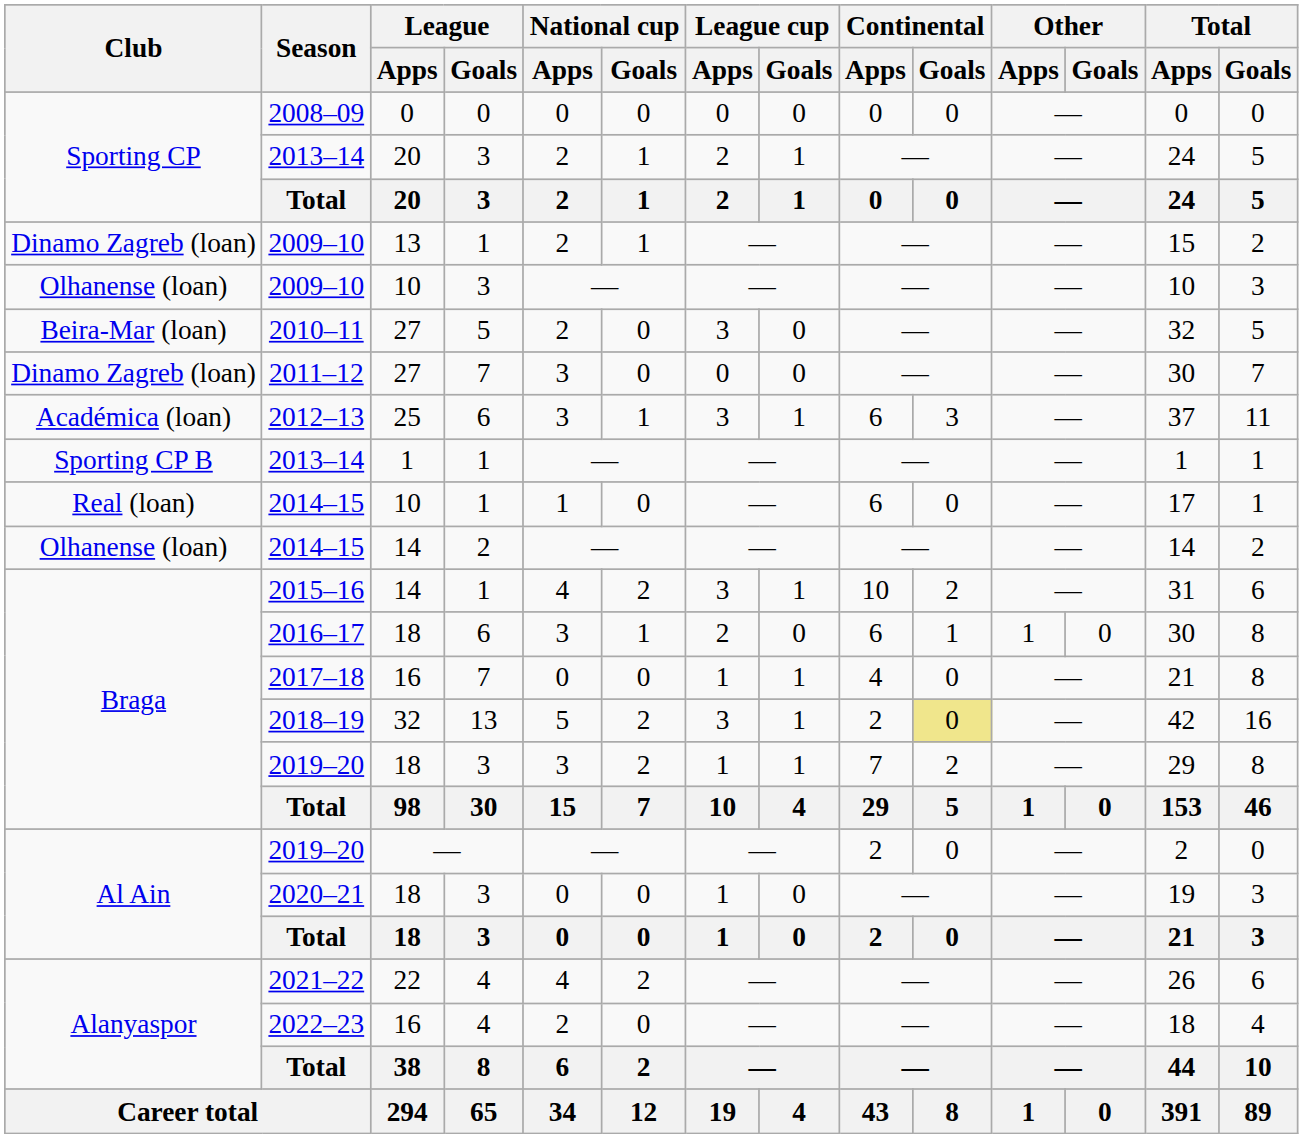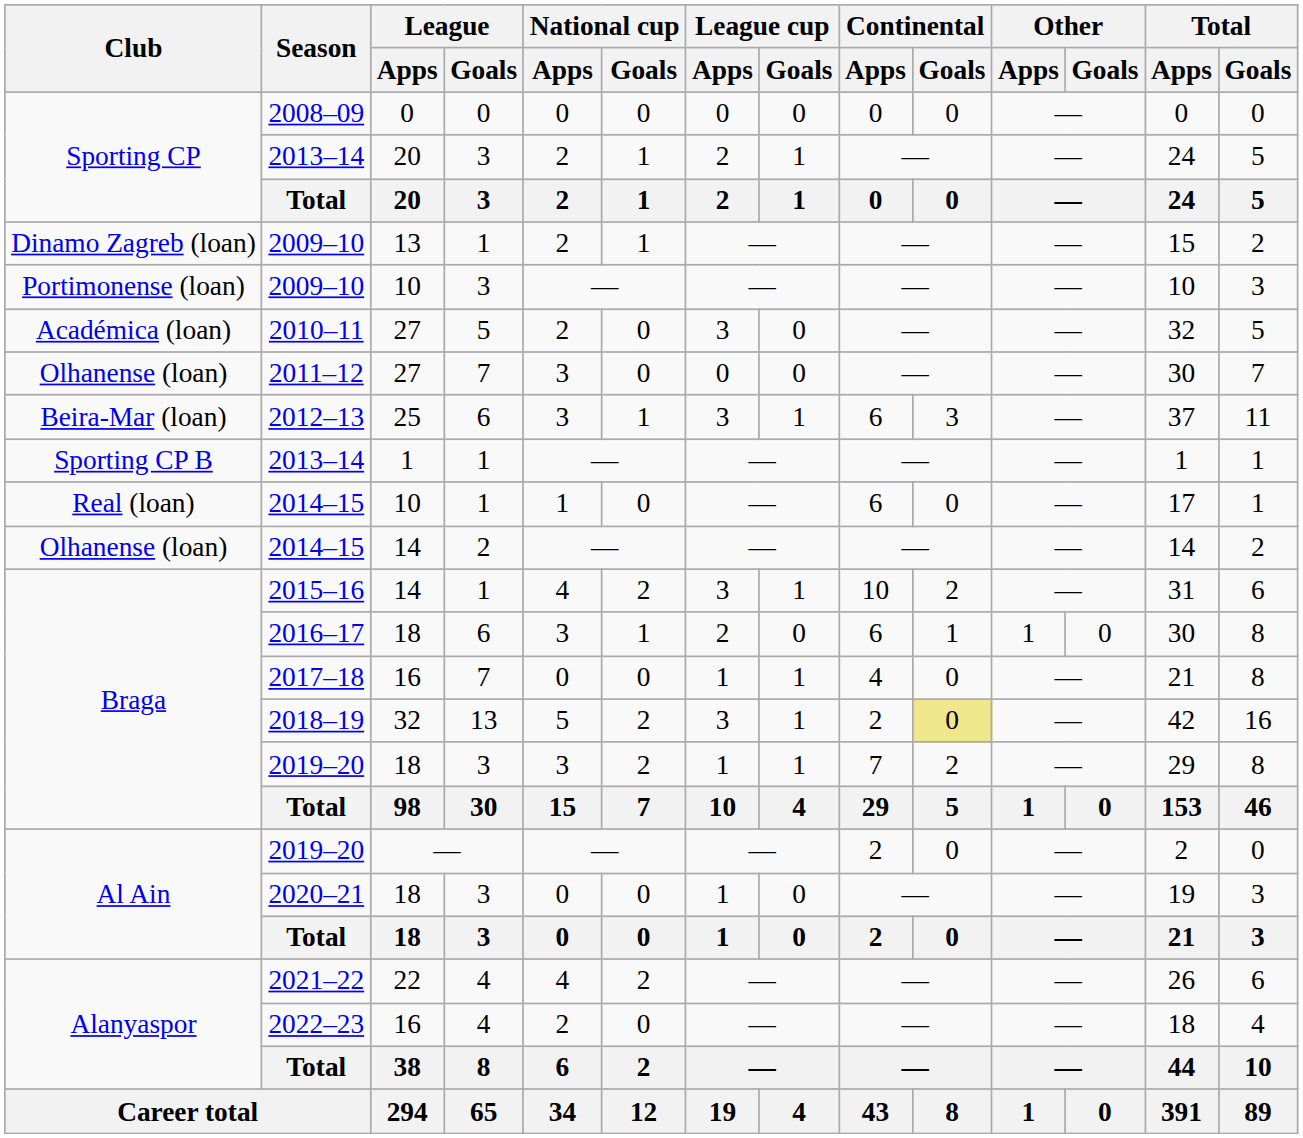(133, 286) Olhanense (loan) -> (133, 286) Portimonense (loan)
(133, 329) Beira-Mar (loan) -> (133, 329) Académica (loan)
(133, 373) Dinamo Zagreb (loan) -> (133, 373) Olhanense (loan)
(133, 416) Académica (loan) -> (133, 416) Beira-Mar (loan)
